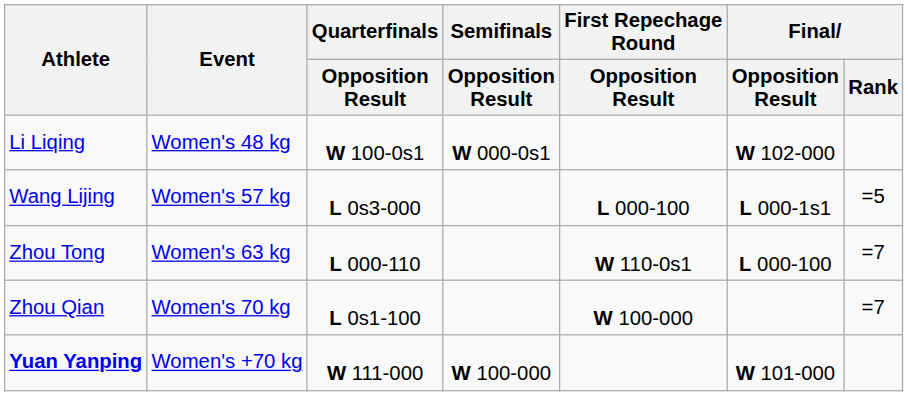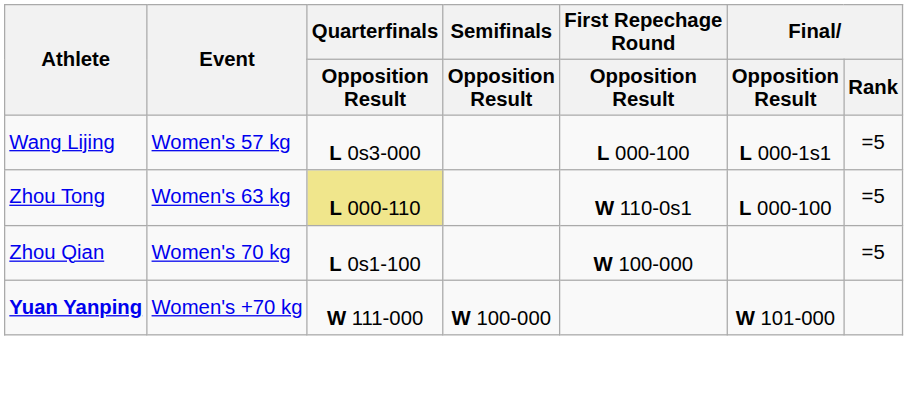- row: (47, 142)
(375, 263) no background -> (375, 208) khaki background
(873, 252) =7 -> (873, 197) =5
(873, 307) =7 -> (873, 252) =5
